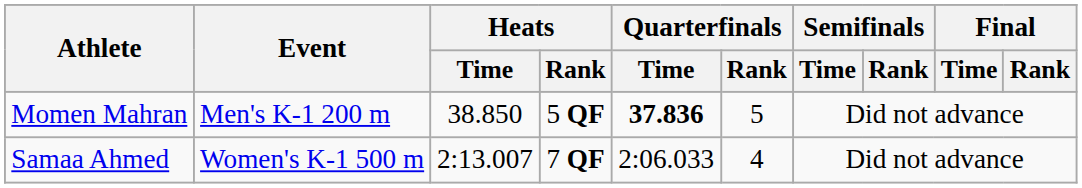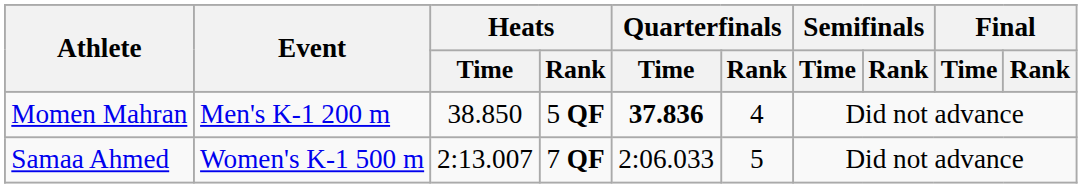(757, 114) 5 -> (757, 114) 4
(757, 159) 4 -> (757, 159) 5
